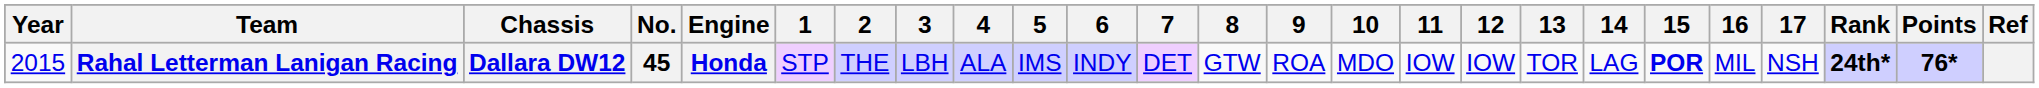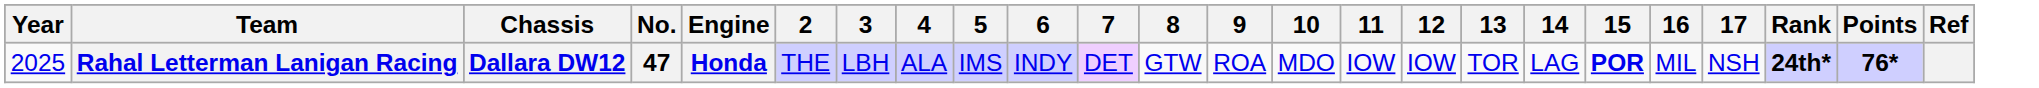- column: (805, 24)
(38, 62) 2015 -> (38, 62) 2025
(657, 62) 45 -> (657, 62) 47
